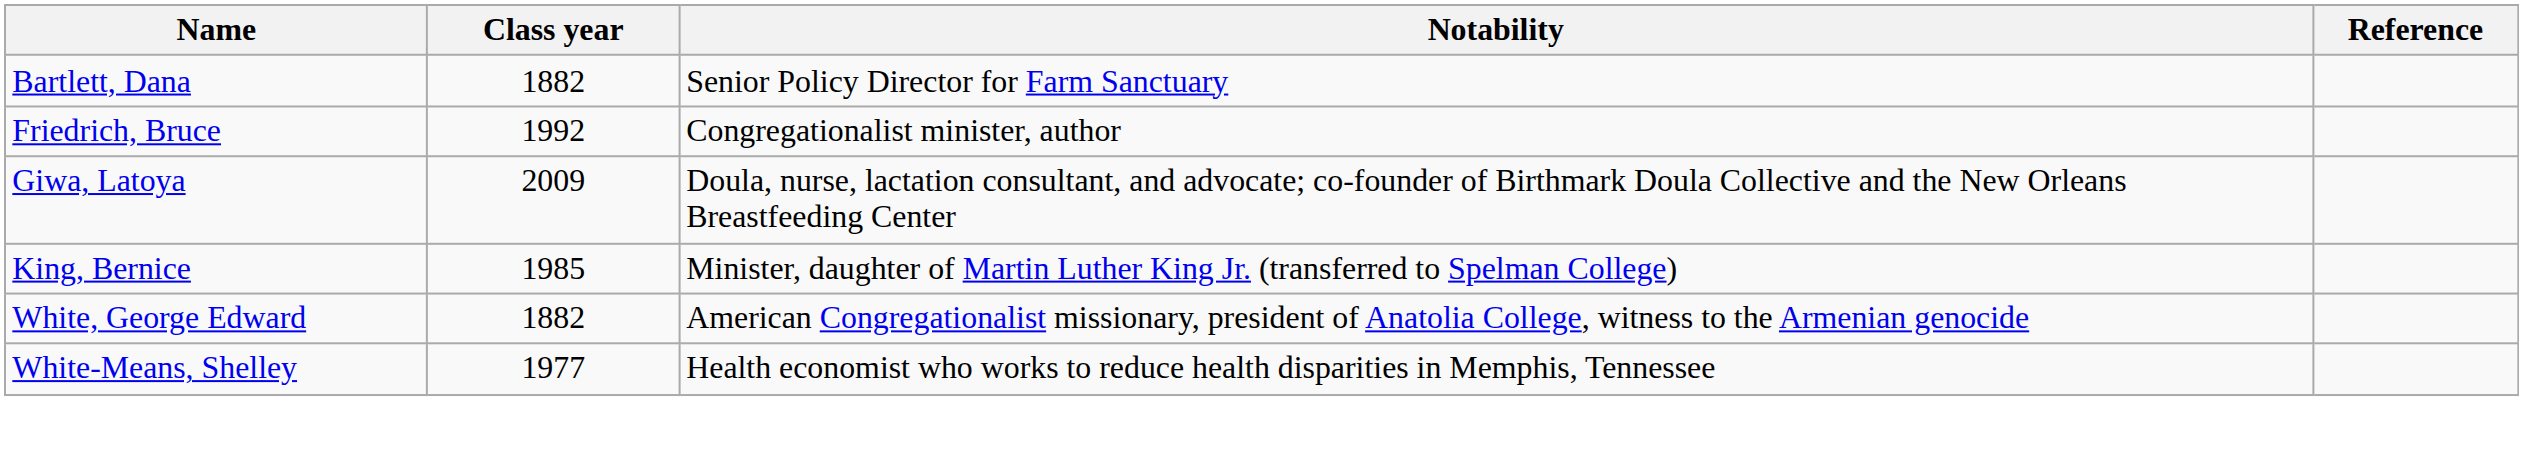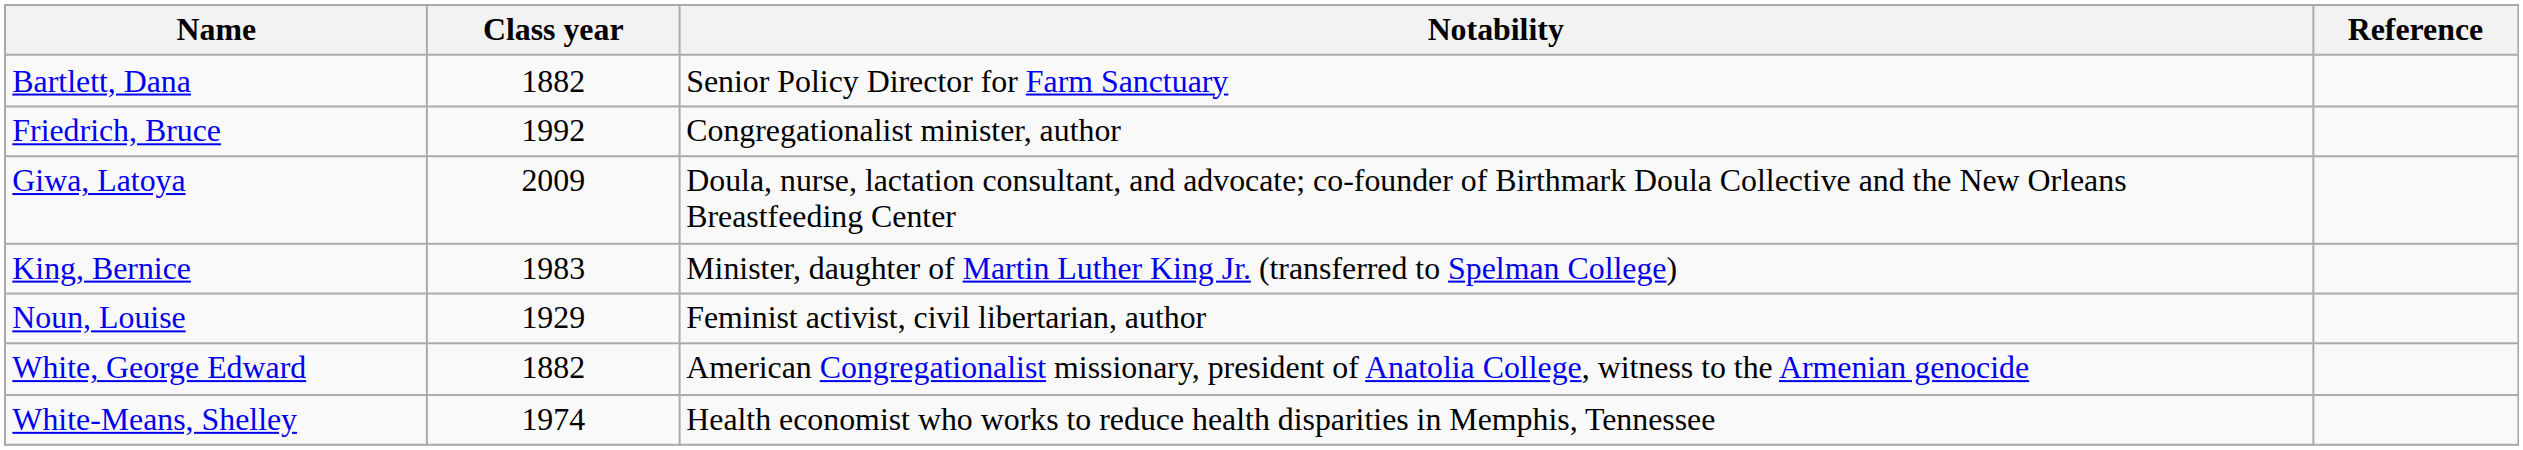(553, 267) 1985 -> (553, 267) 1983
+ row: (99, 318)
(553, 368) 1977 -> (553, 419) 1974
